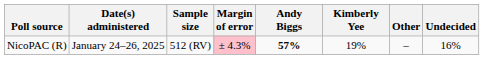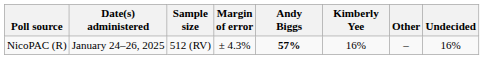(235, 45) pink background -> (235, 45) no background
(356, 45) 19% -> (356, 45) 16%
